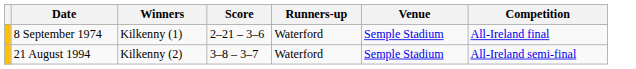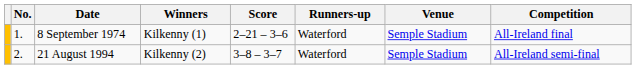+ column: (23, 14)
